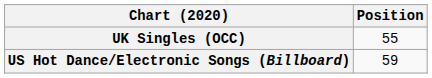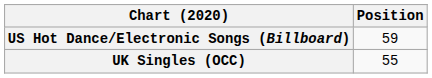rows swapped: (179, 39) <-> (179, 61)
